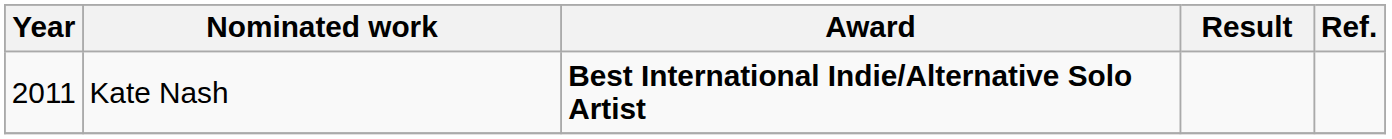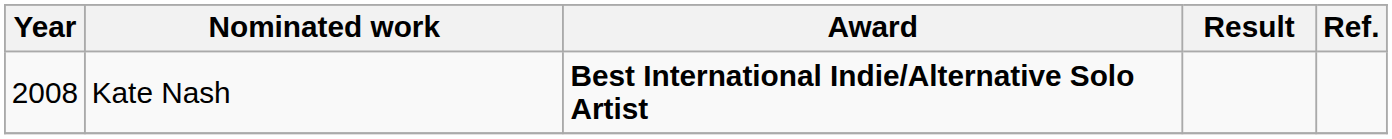(44, 92) 2011 -> (45, 92) 2008
